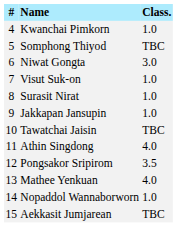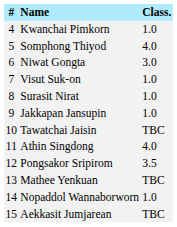(153, 46) TBC -> (149, 46) 4.0
(149, 180) 4.0 -> (153, 180) TBC
